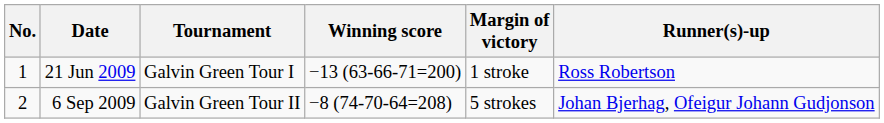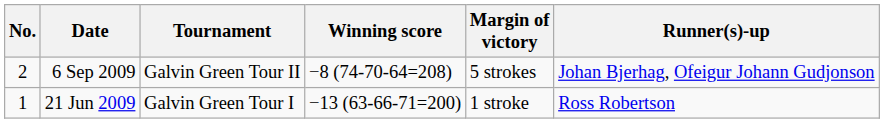rows swapped: (90, 72) <-> (94, 103)
